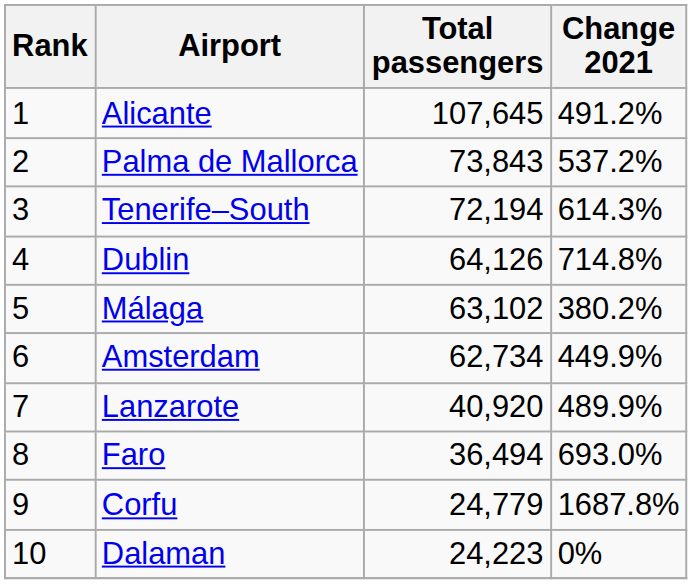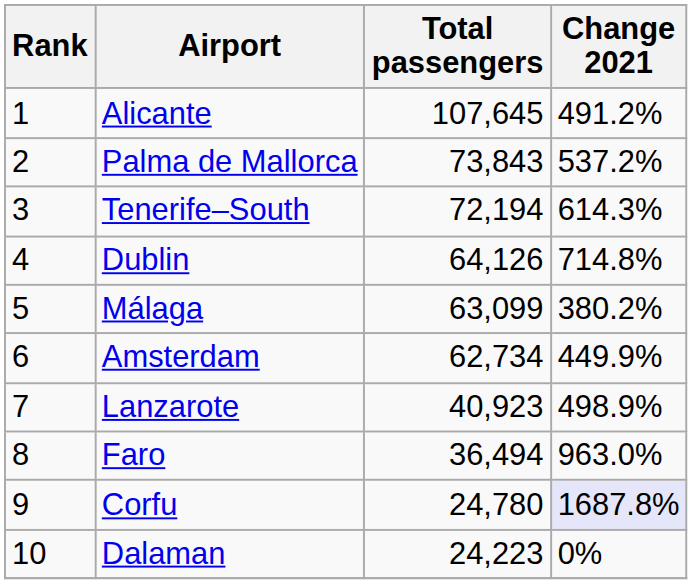(496, 308) 63,102 -> (496, 308) 63,099
(496, 406) 40,920 -> (496, 406) 40,923
(610, 406) 489.9% -> (610, 406) 498.9%
(610, 455) 693.0% -> (610, 455) 963.0%
(496, 504) 24,779 -> (496, 504) 24,780
(619, 504) no background -> (619, 504) lavender background
